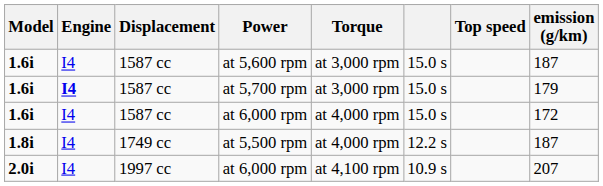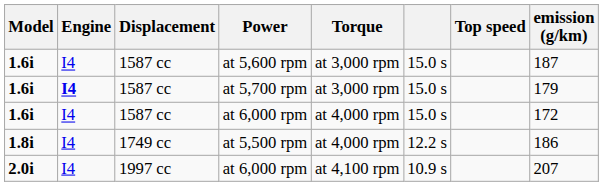(546, 141) 187 -> (546, 141) 186
